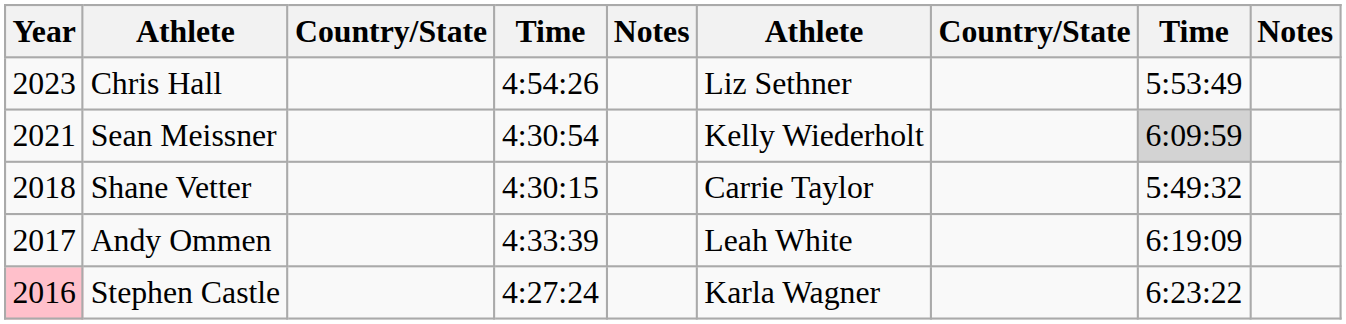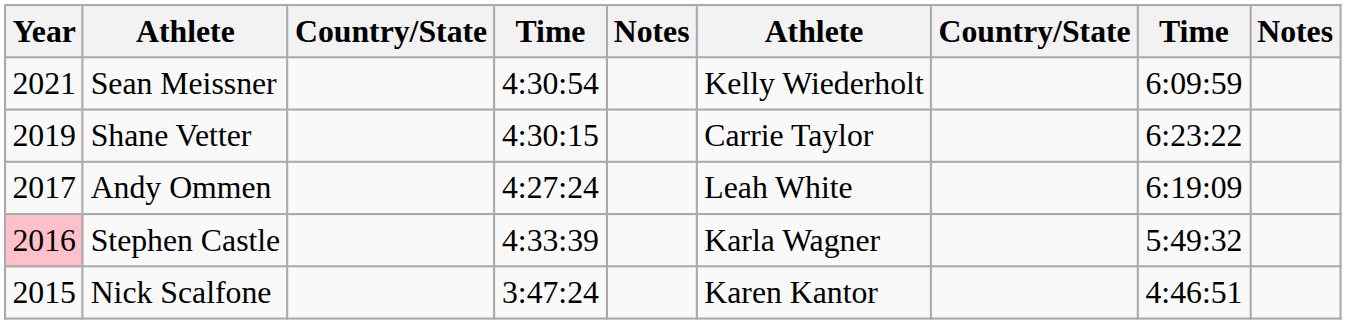- row: (156, 83)
(1194, 135) lightgrey background -> (1194, 83) no background
(44, 188) 2018 -> (44, 135) 2019
(1194, 188) 5:49:32 -> (1194, 135) 6:23:22
(550, 240) 4:33:39 -> (550, 188) 4:27:24
(550, 292) 4:27:24 -> (550, 240) 4:33:39
(1194, 292) 6:23:22 -> (1194, 240) 5:49:32
+ row: (181, 292)
